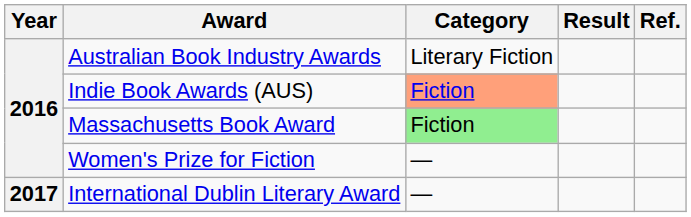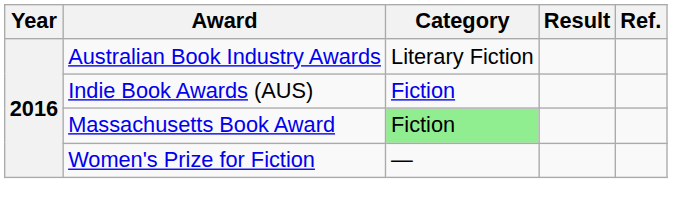(442, 90) lightsalmon background -> (423, 90) no background
- row: (234, 194)
